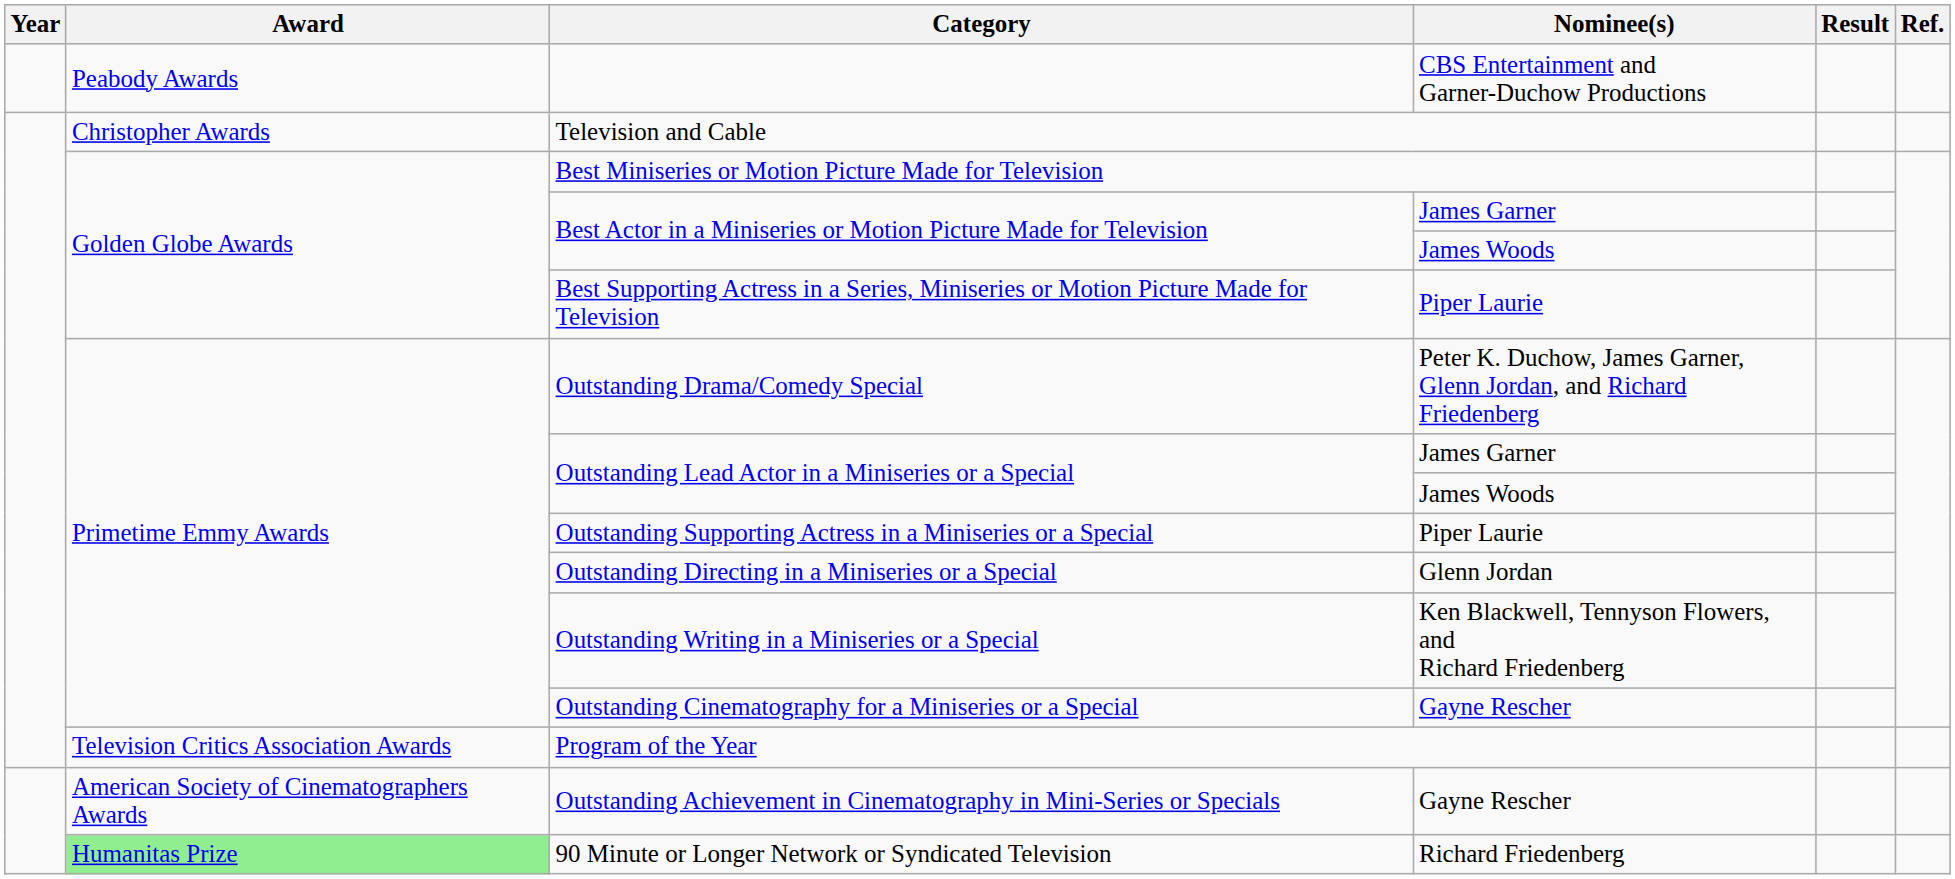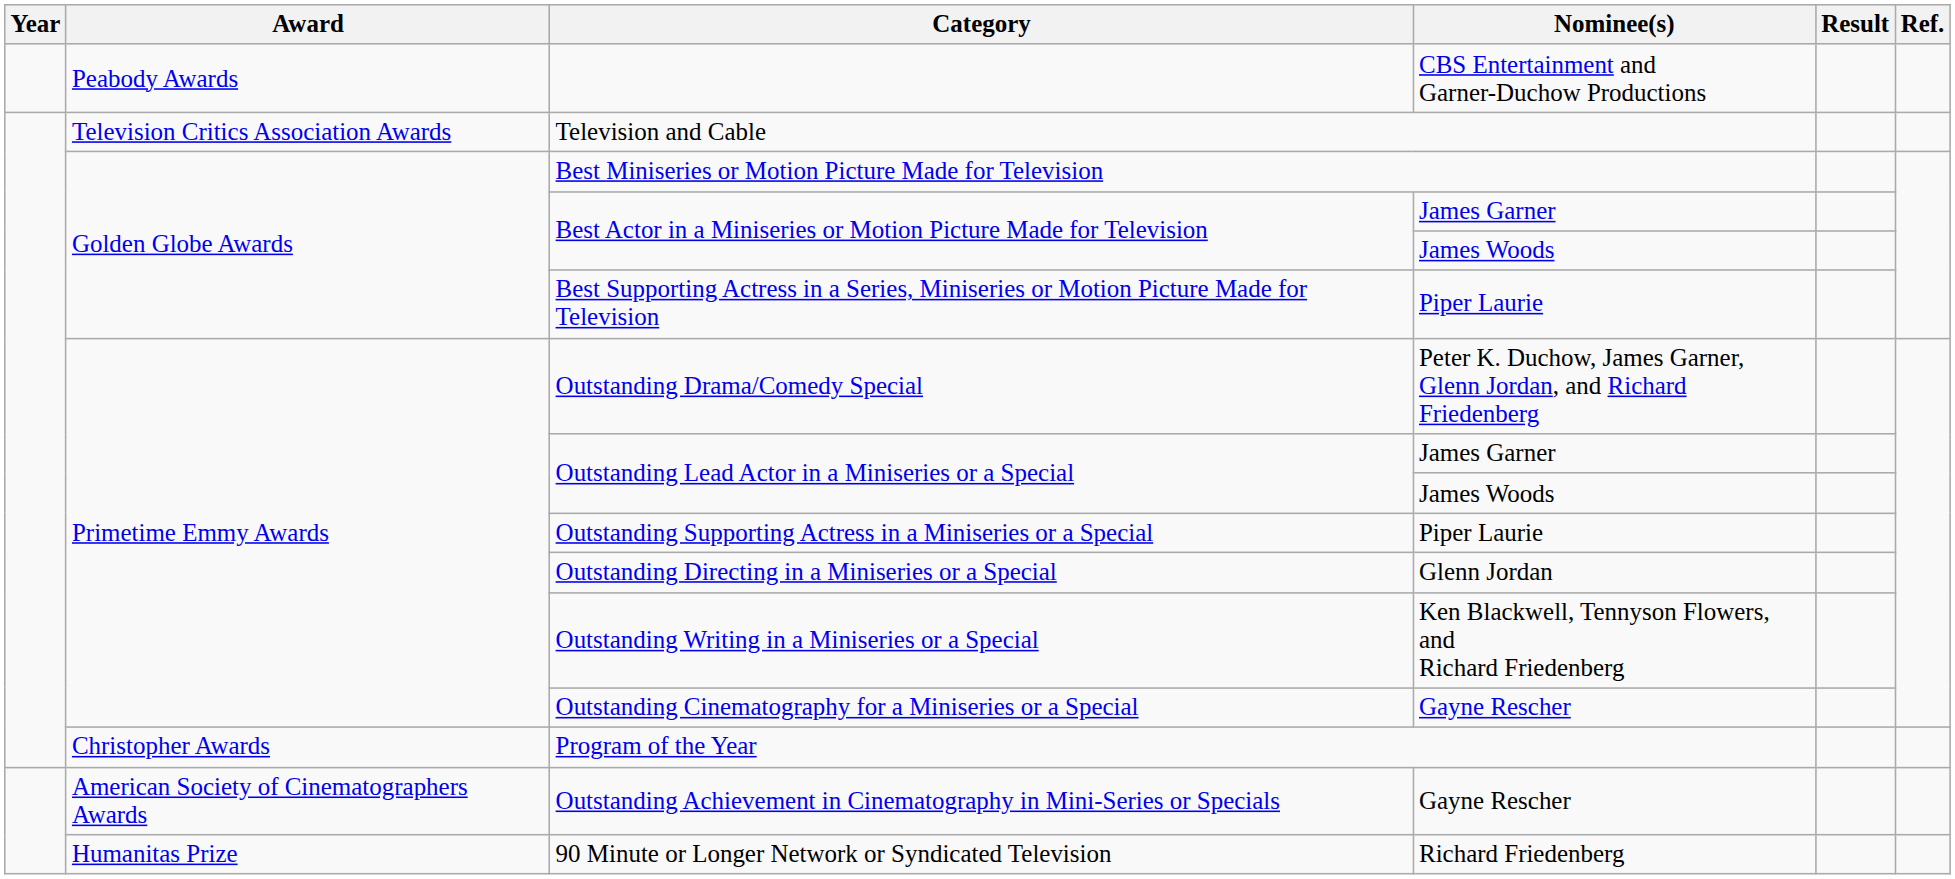(171, 131) Christopher Awards -> (262, 131) Television Critics Association Awards
(262, 746) Television Critics Association Awards -> (171, 746) Christopher Awards
(155, 854) lightgreen background -> (155, 854) no background
